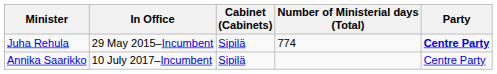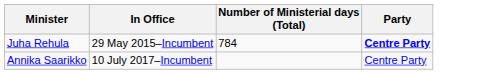- column: (245, 19)
(287, 43) 774 -> (228, 43) 784
